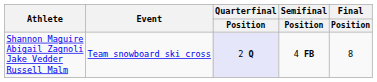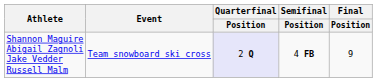(351, 54) 8 -> (351, 54) 9
